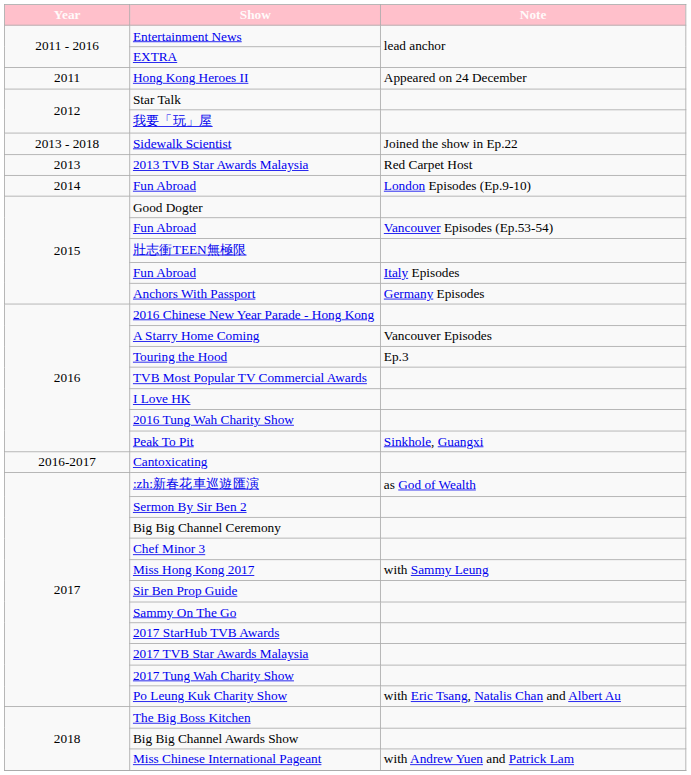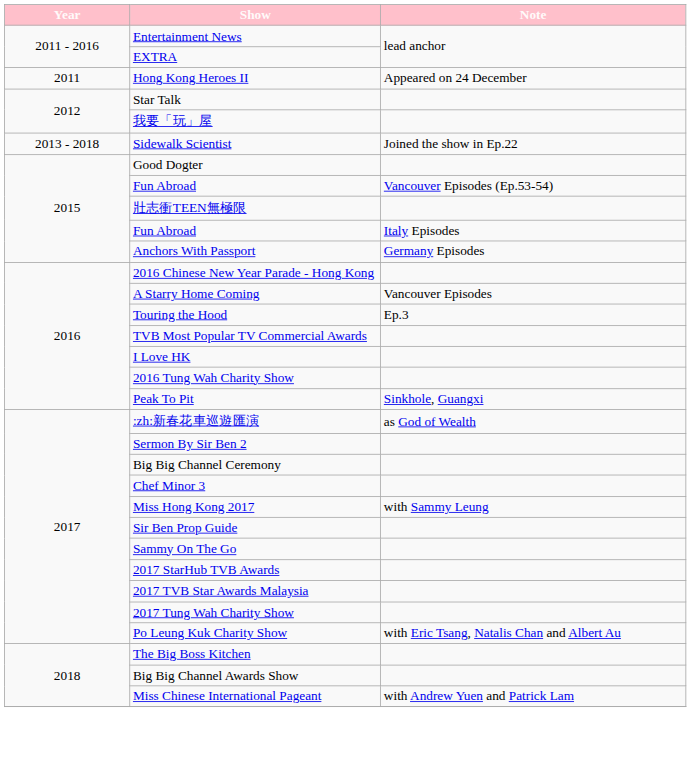- row: (221, 164)
- row: (164, 186)
- row: (170, 462)
